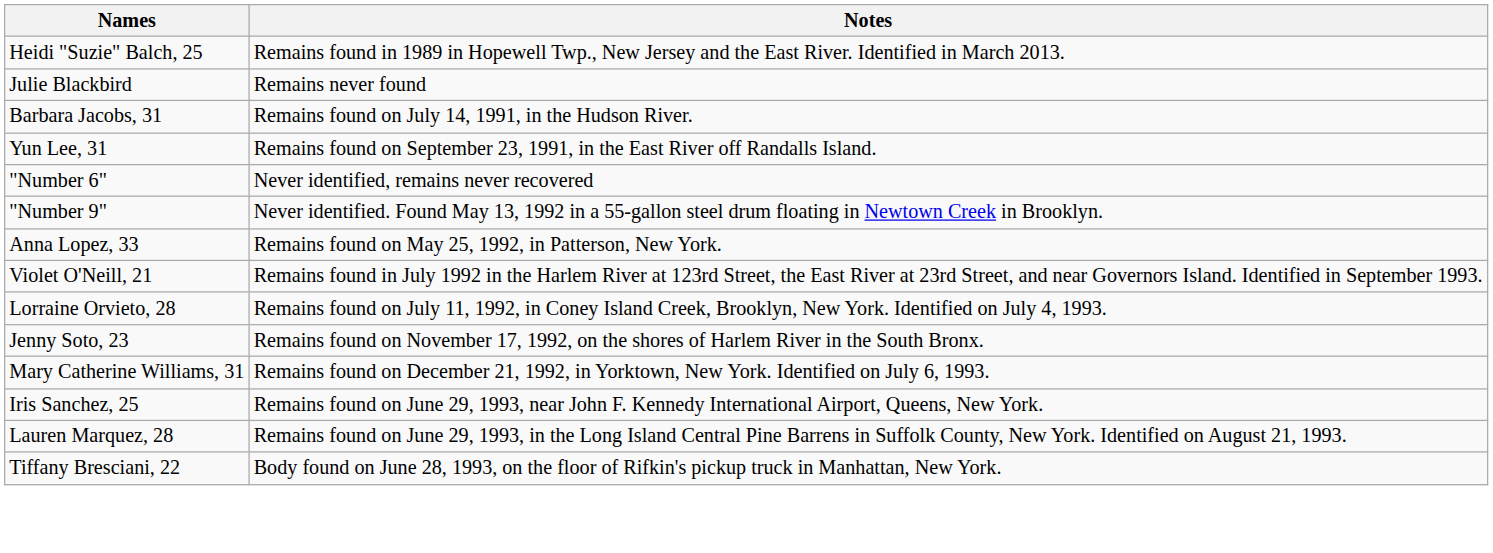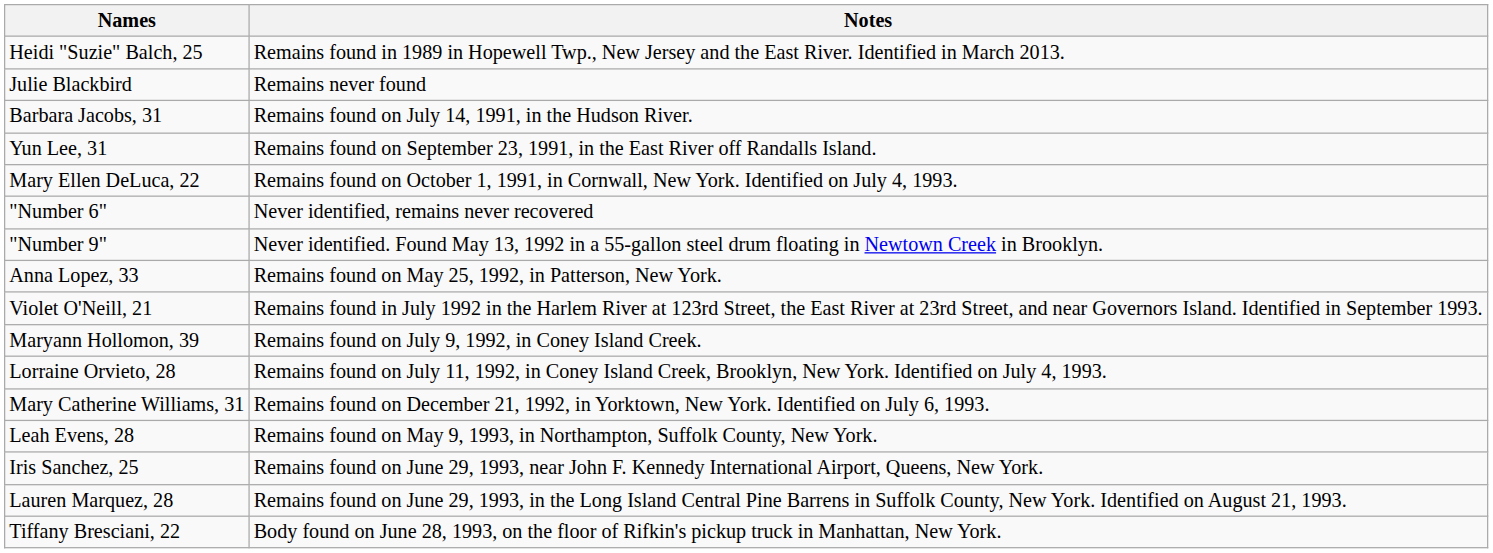+ row: (104, 180)
+ row: (104, 340)
- row: (69, 340)
+ row: (72, 436)
